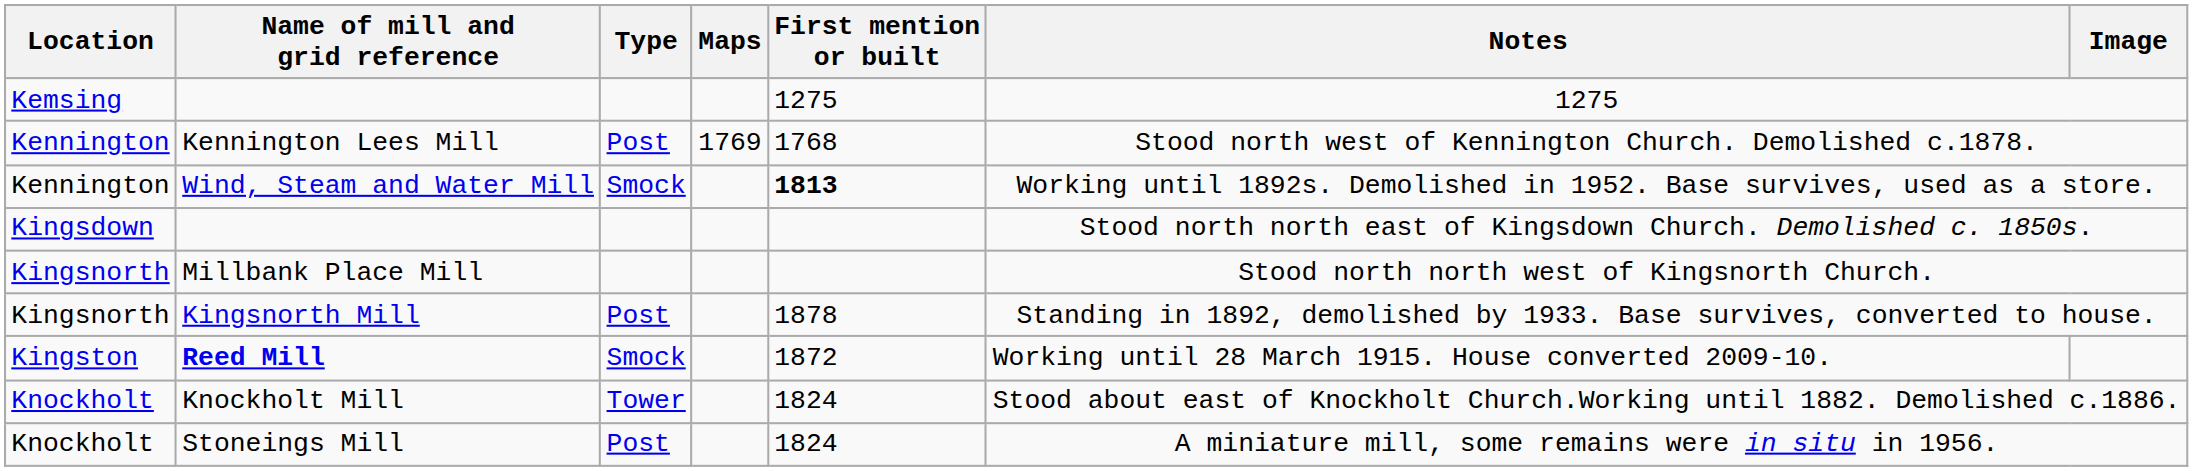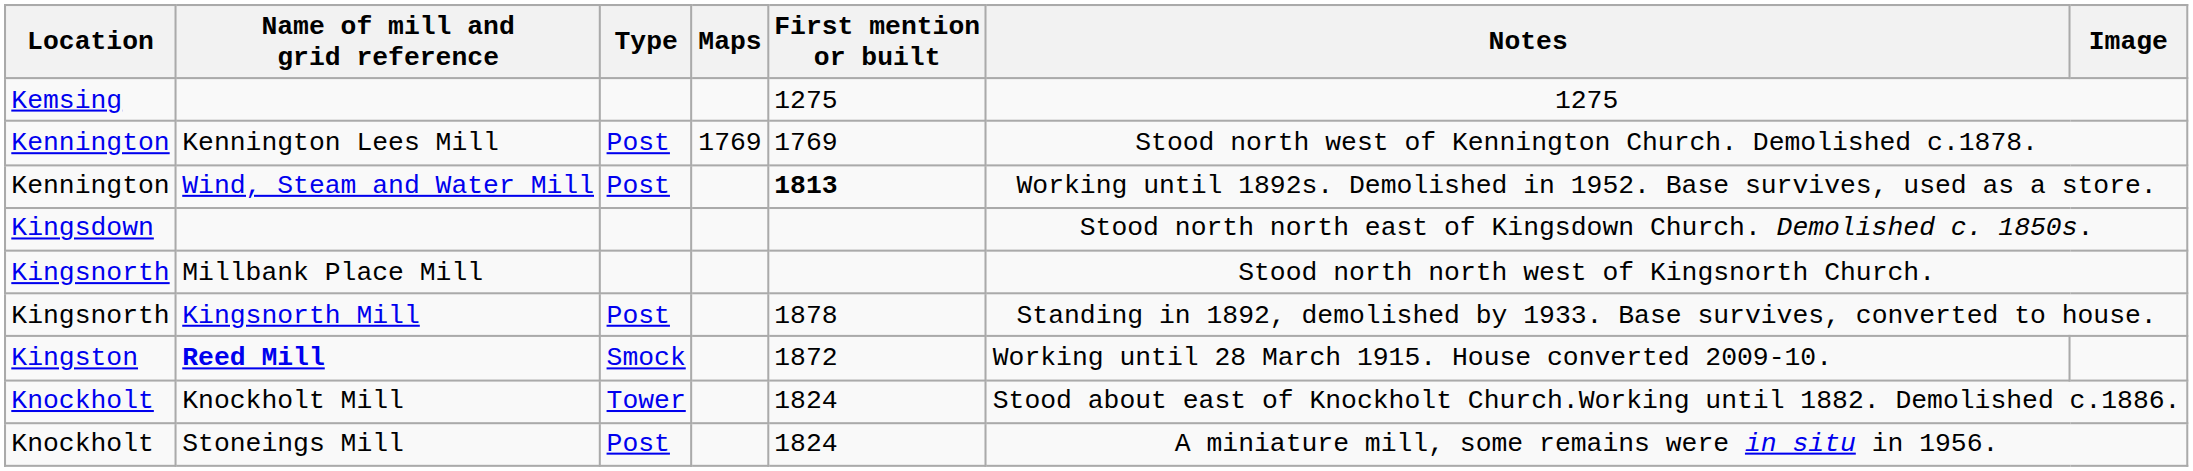(806, 143) 1768 -> (806, 143) 1769
(646, 186) Smock -> (638, 186) Post
